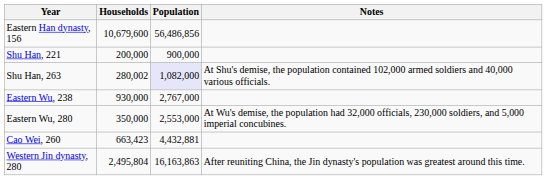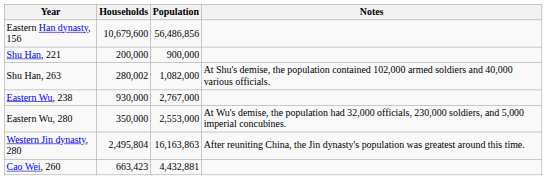(179, 76) lavender background -> (179, 76) no background
rows swapped: (34, 140) <-> (47, 161)
